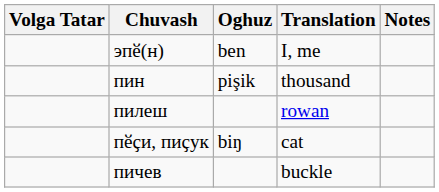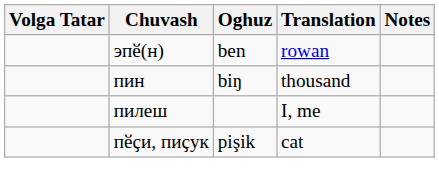(301, 50) I, me -> (305, 50) rowan
(236, 80) pişik -> (230, 80) biŋ
(305, 111) rowan -> (301, 111) I, me
(230, 141) biŋ -> (236, 141) pişik
- row: (138, 171)
